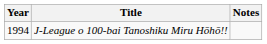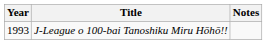(18, 30) 1994 -> (18, 30) 1993
